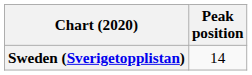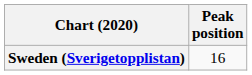(218, 57) 14 -> (218, 57) 16
